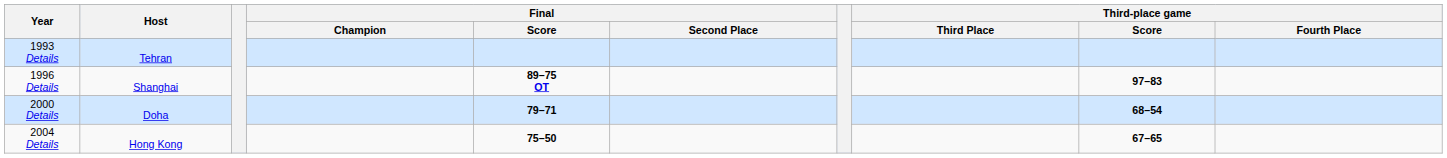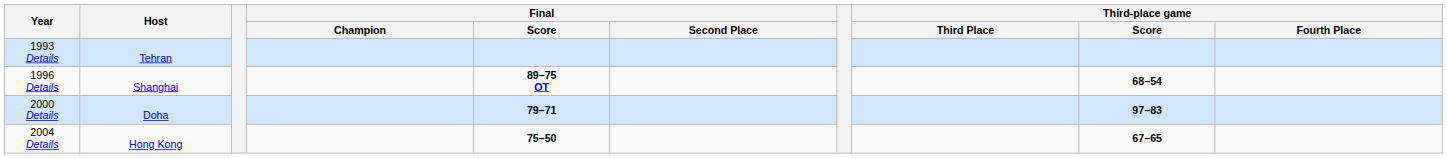(1147, 81) 97–83 -> (1147, 81) 68–54
(1147, 110) 68–54 -> (1147, 110) 97–83
